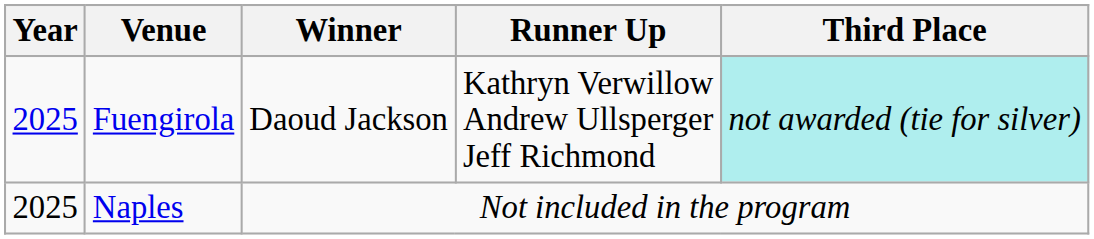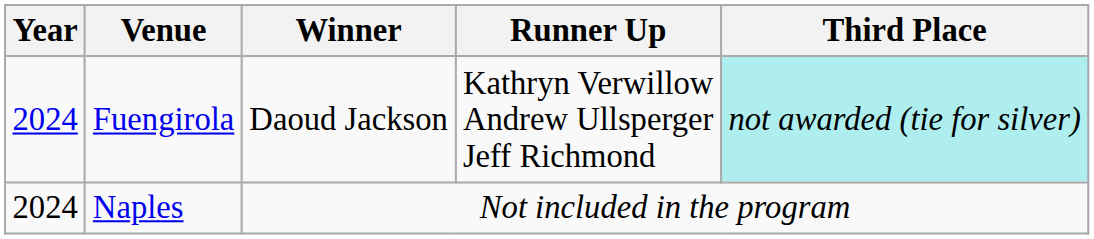(45, 118) 2025 -> (45, 118) 2024
(45, 207) 2025 -> (45, 207) 2024
